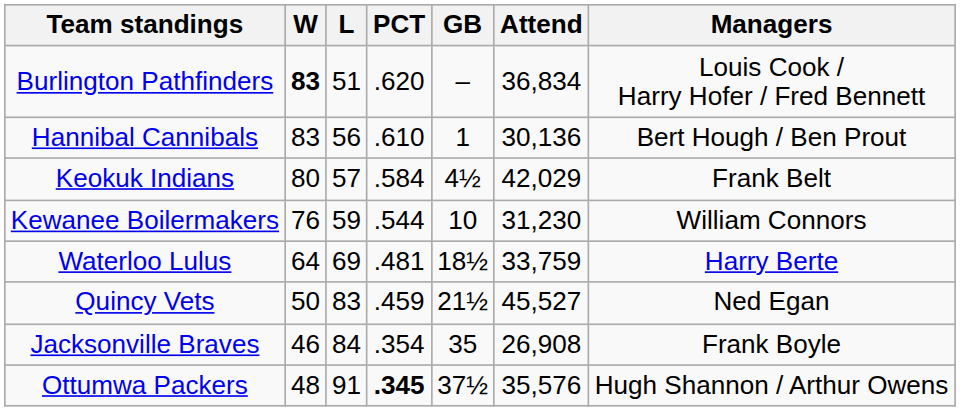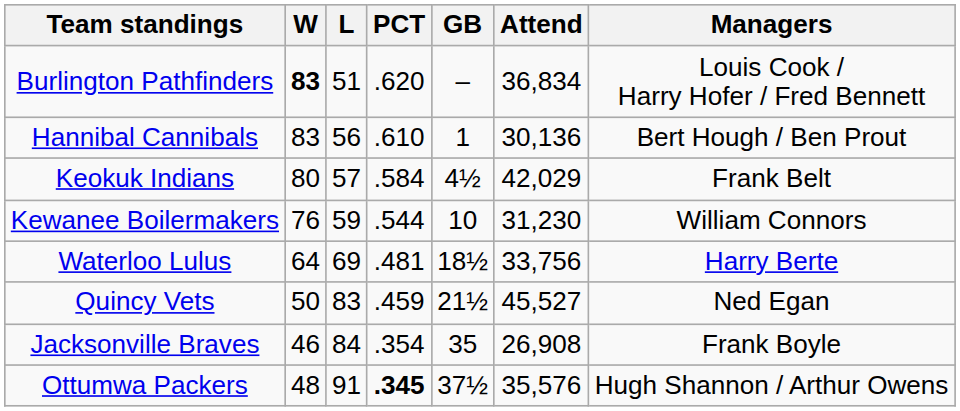(541, 261) 33,759 -> (541, 261) 33,756
